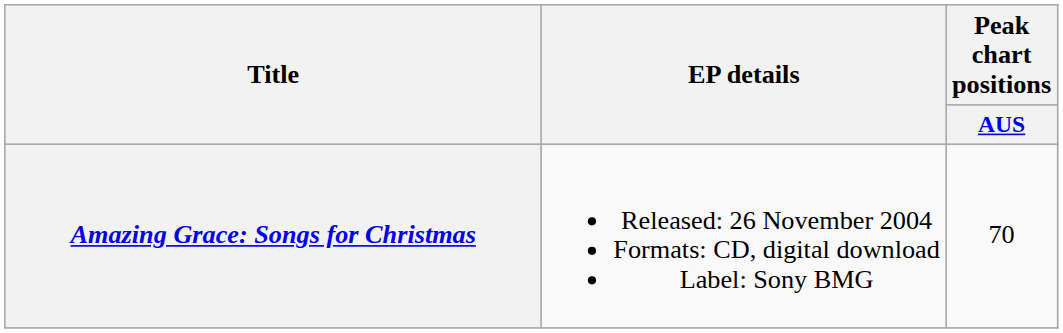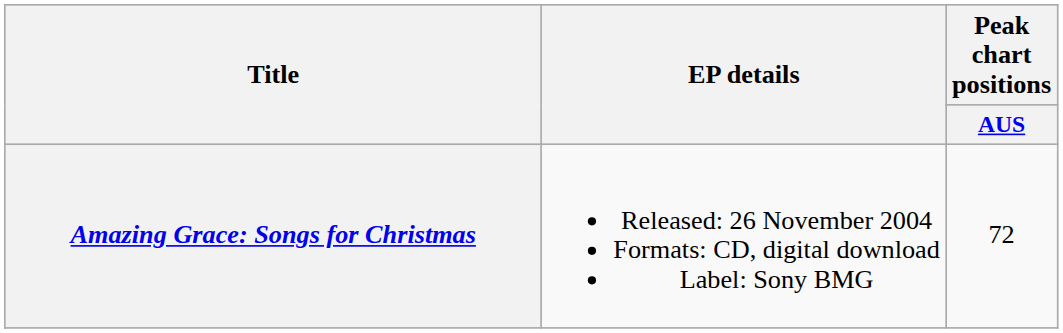(1002, 235) 70 -> (1002, 235) 72
